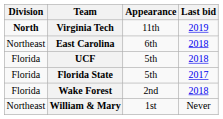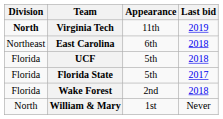(26, 106) Northeast -> (26, 106) North
